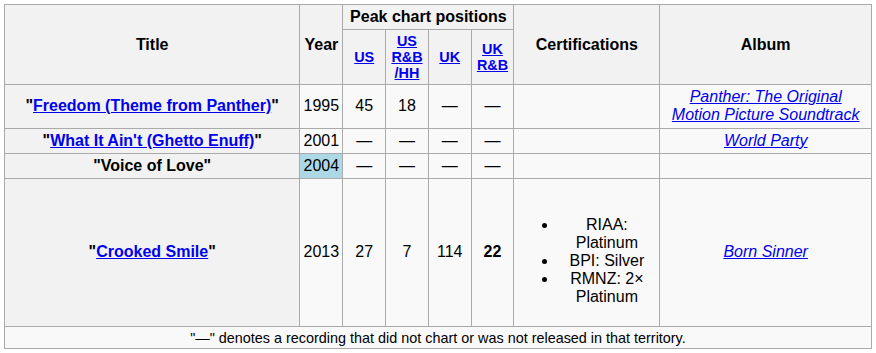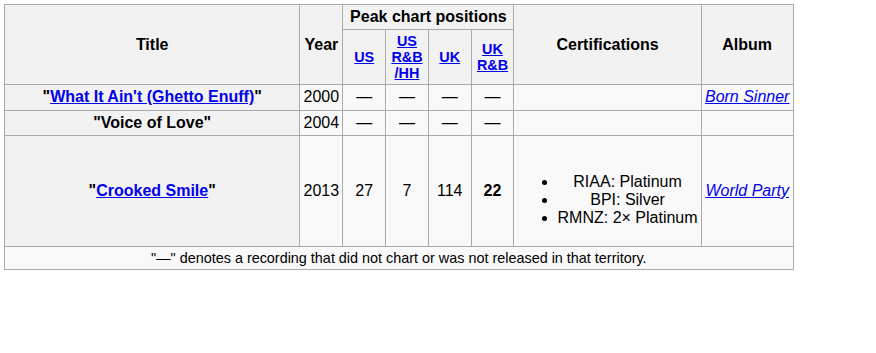- row: (152, 106)
(321, 140) 2001 -> (321, 97) 2000
(766, 140) World Party -> (747, 97) Born Sinner
(321, 166) lightblue background -> (321, 122) no background
(766, 252) Born Sinner -> (747, 191) World Party
